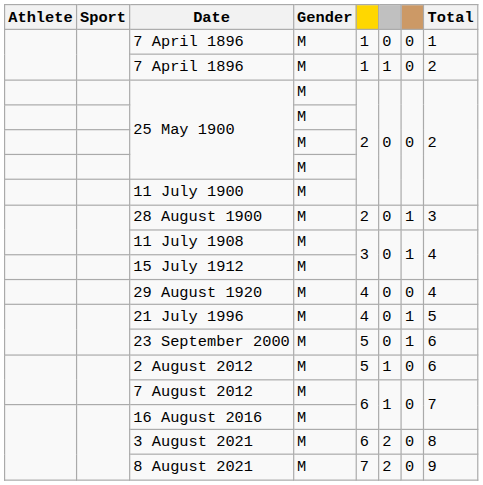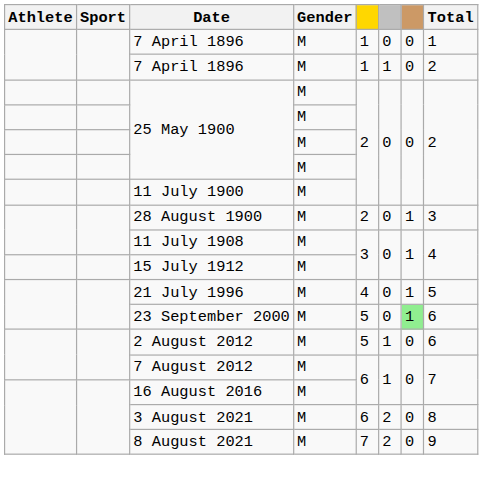- row: (40, 292)
(410, 342) no background -> (410, 317) lightgreen background
